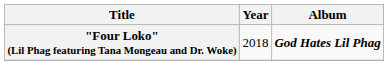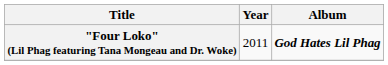(255, 42) 2018 -> (255, 42) 2011
